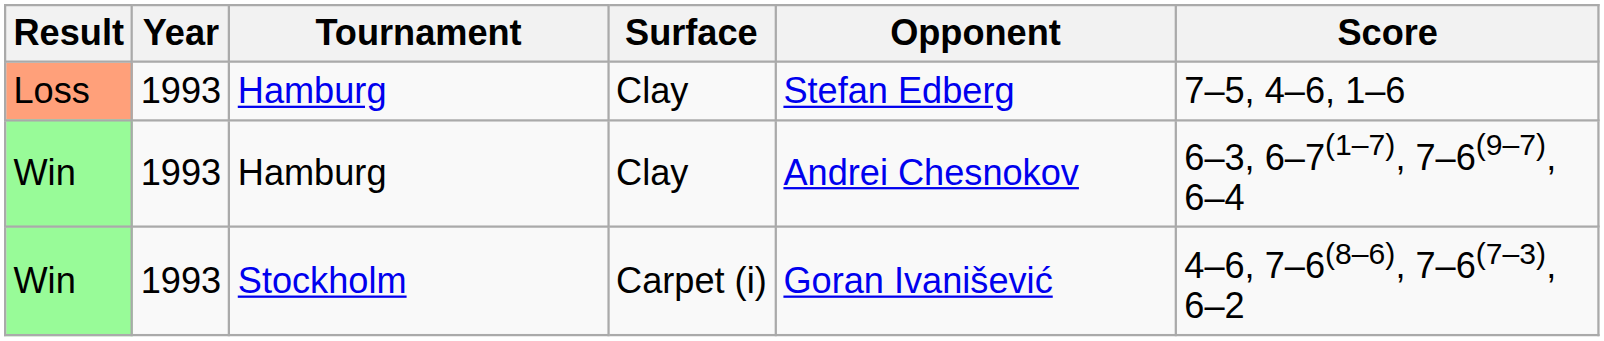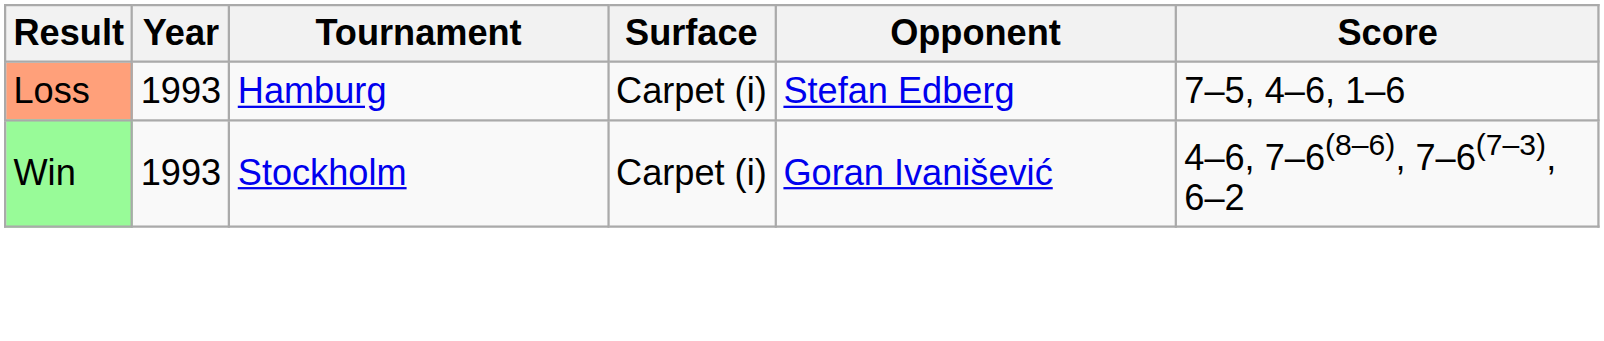(652, 90) Clay -> (691, 90) Carpet (i)
- row: (45, 173)
